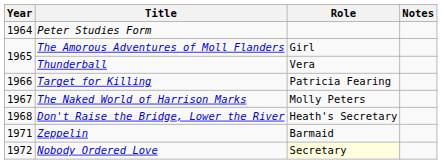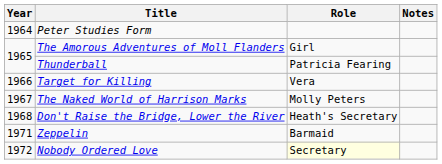(302, 64) Vera -> (340, 64) Patricia Fearing
(340, 82) Patricia Fearing -> (302, 82) Vera
